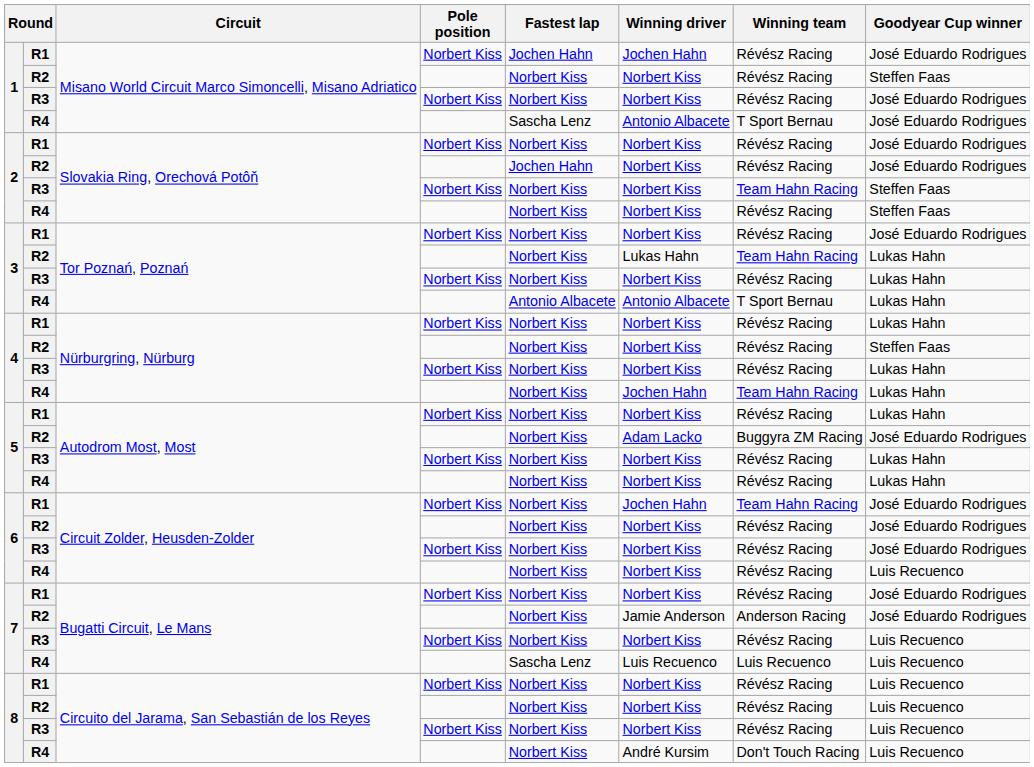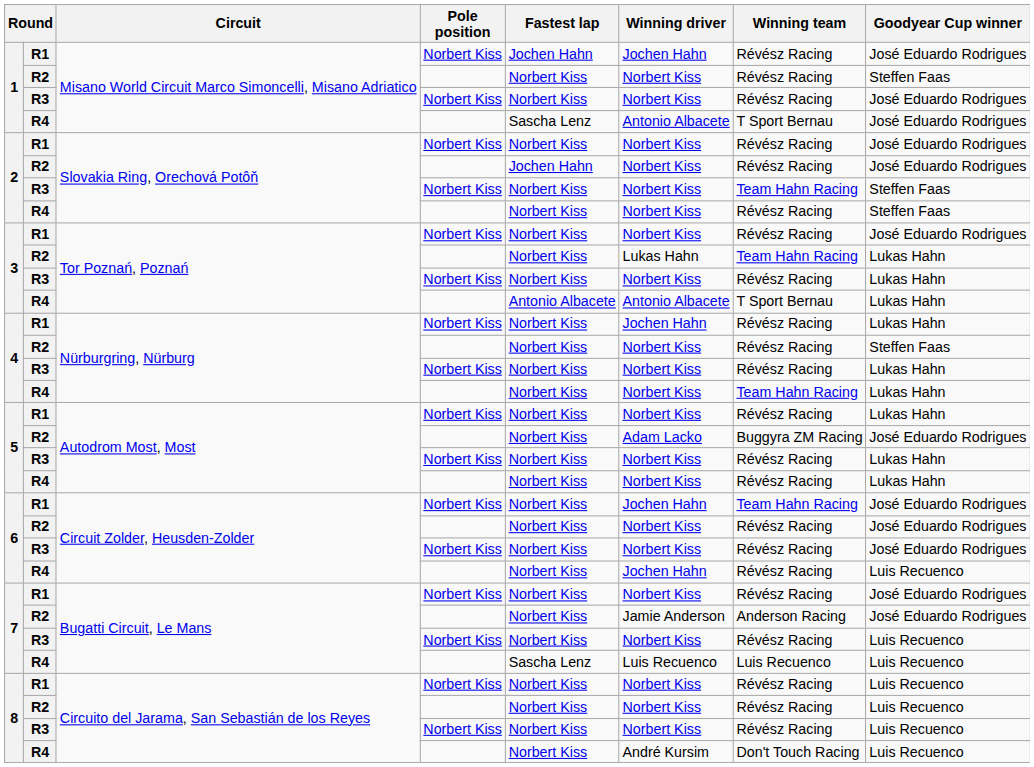(662, 324) Norbert Kiss -> (665, 324) Jochen Hahn
(665, 391) Jochen Hahn -> (662, 391) Norbert Kiss
(662, 571) Norbert Kiss -> (665, 571) Jochen Hahn
